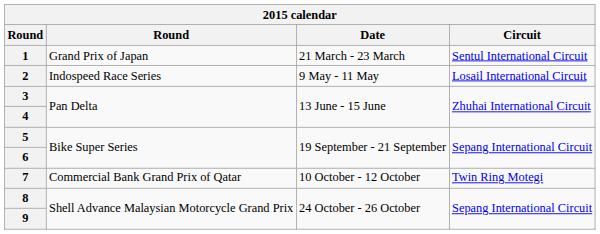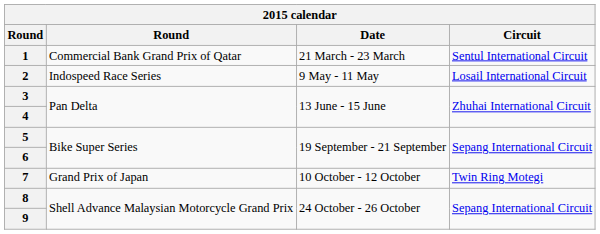(99, 55) Grand Prix of Japan -> (145, 55) Commercial Bank Grand Prix of Qatar
(145, 177) Commercial Bank Grand Prix of Qatar -> (99, 177) Grand Prix of Japan
